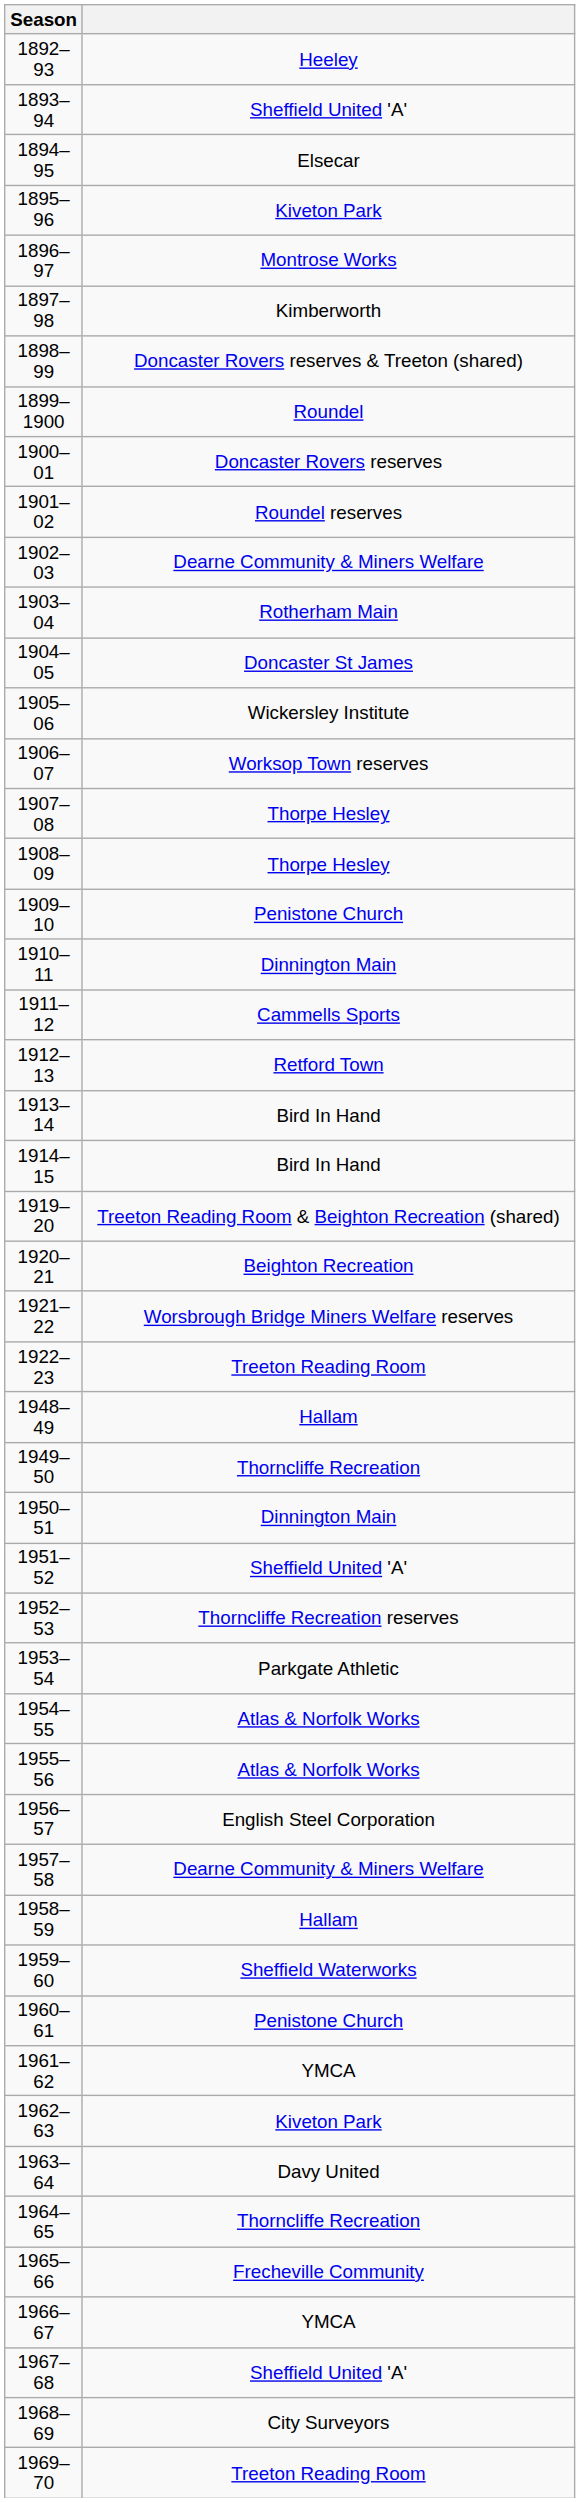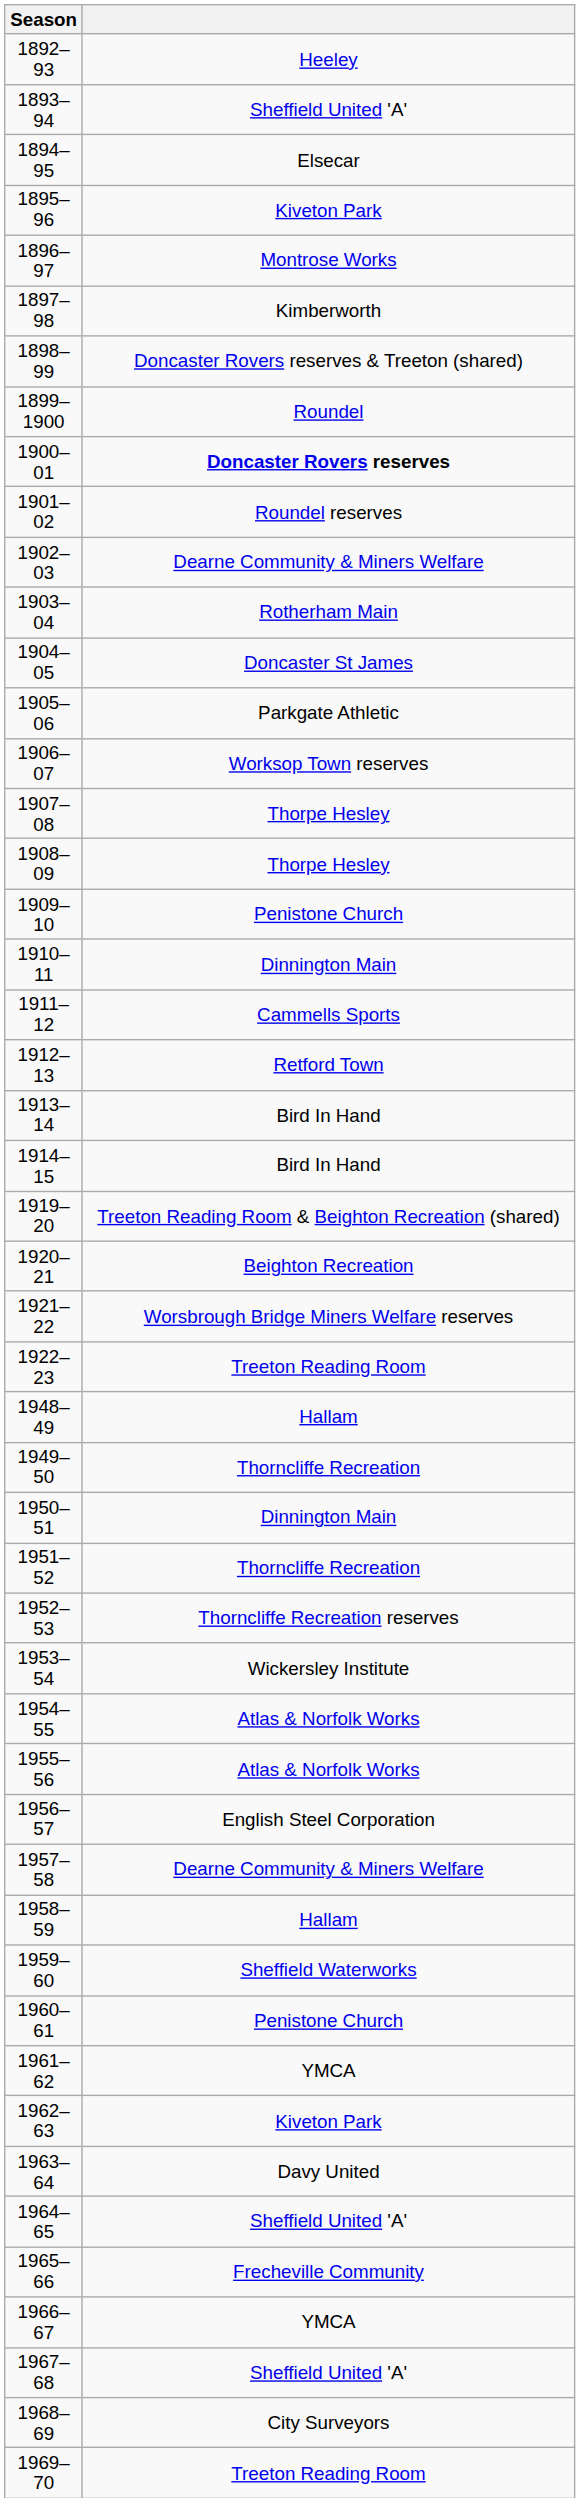(329, 461) normal -> (329, 461) bold
(329, 713) Wickersley Institute -> (329, 713) Parkgate Athletic
(329, 1568) Sheffield United 'A' -> (329, 1568) Thorncliffe Recreation
(329, 1668) Parkgate Athletic -> (329, 1668) Wickersley Institute
(329, 2221) Thorncliffe Recreation -> (329, 2221) Sheffield United 'A'
